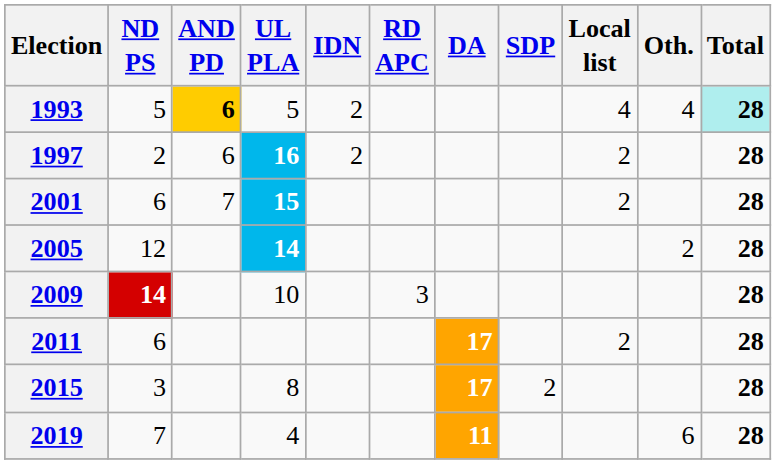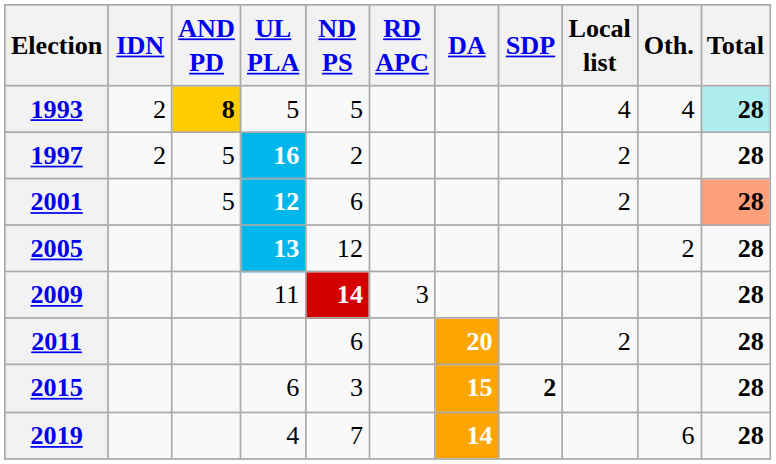columns swapped: (337, 45) <-> (140, 45)
(228, 108) 6 -> (228, 108) 8
(228, 155) 6 -> (228, 155) 5
(228, 202) 7 -> (228, 202) 5
(286, 202) 15 -> (286, 202) 12
(751, 202) no background -> (751, 202) lightsalmon background
(286, 248) 14 -> (286, 248) 13
(286, 295) 10 -> (287, 295) 11
(480, 341) 17 -> (480, 341) 20
(293, 388) 8 -> (293, 388) 6
(480, 388) 17 -> (480, 388) 15
(550, 388) normal -> (550, 388) bold
(480, 434) 11 -> (480, 434) 14
